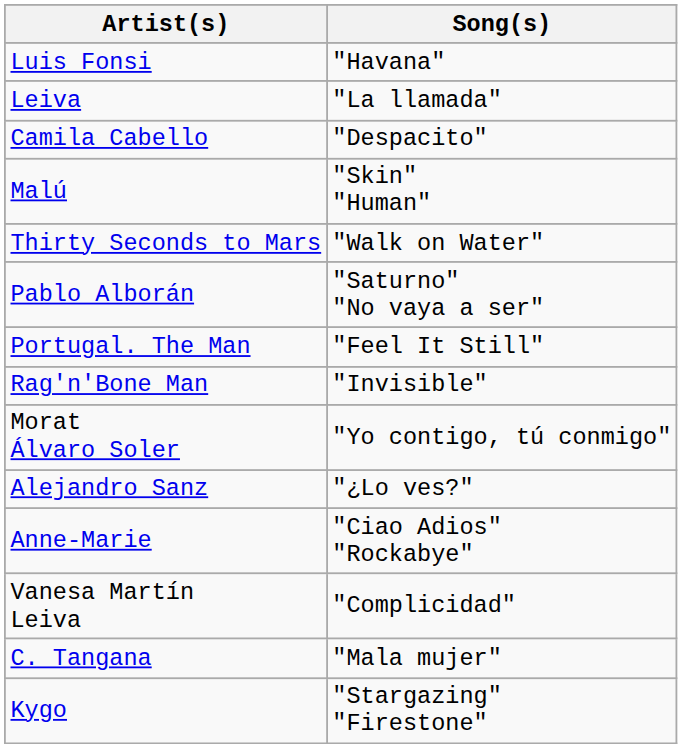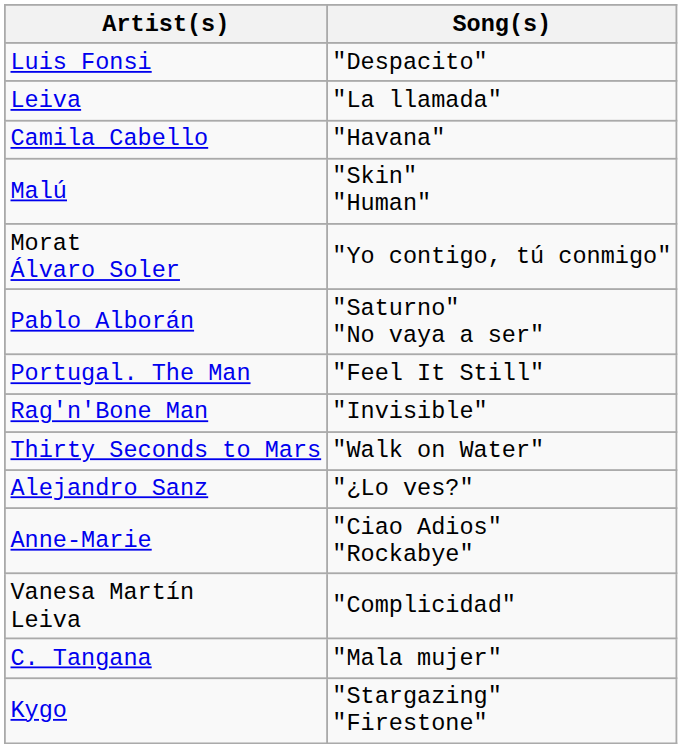(389, 62) "Havana" -> (410, 62) "Despacito"
(410, 139) "Despacito" -> (389, 139) "Havana"
rows swapped: (166, 243) <-> (95, 437)
